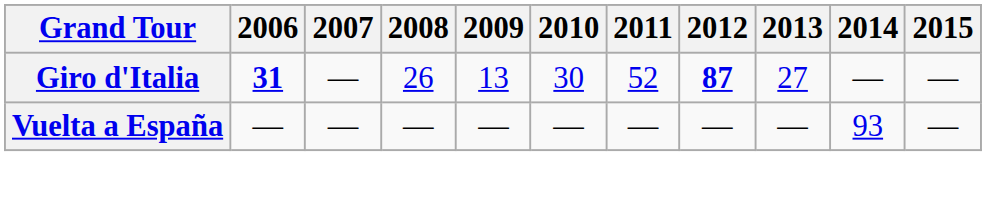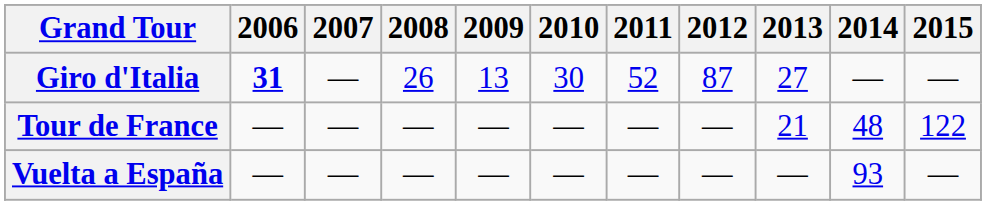(717, 77) bold -> (717, 77) normal
+ row: (118, 125)
